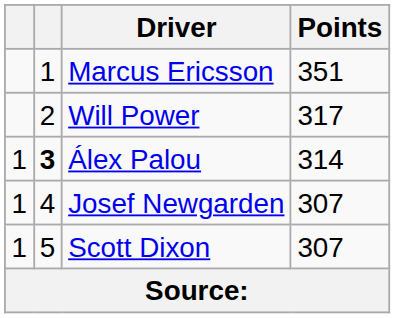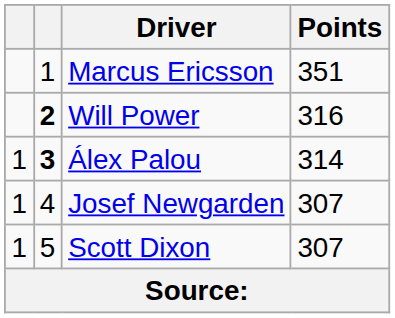(48, 115) normal -> (48, 115) bold
(321, 115) 317 -> (321, 115) 316
